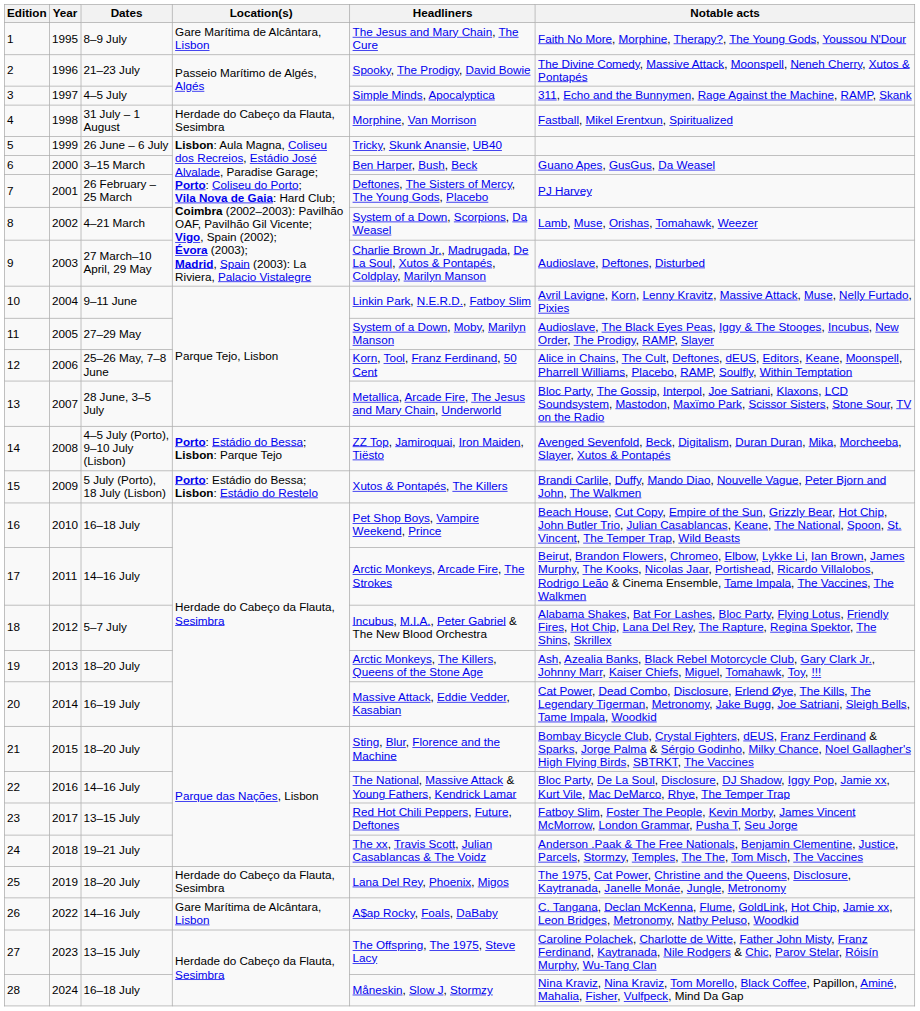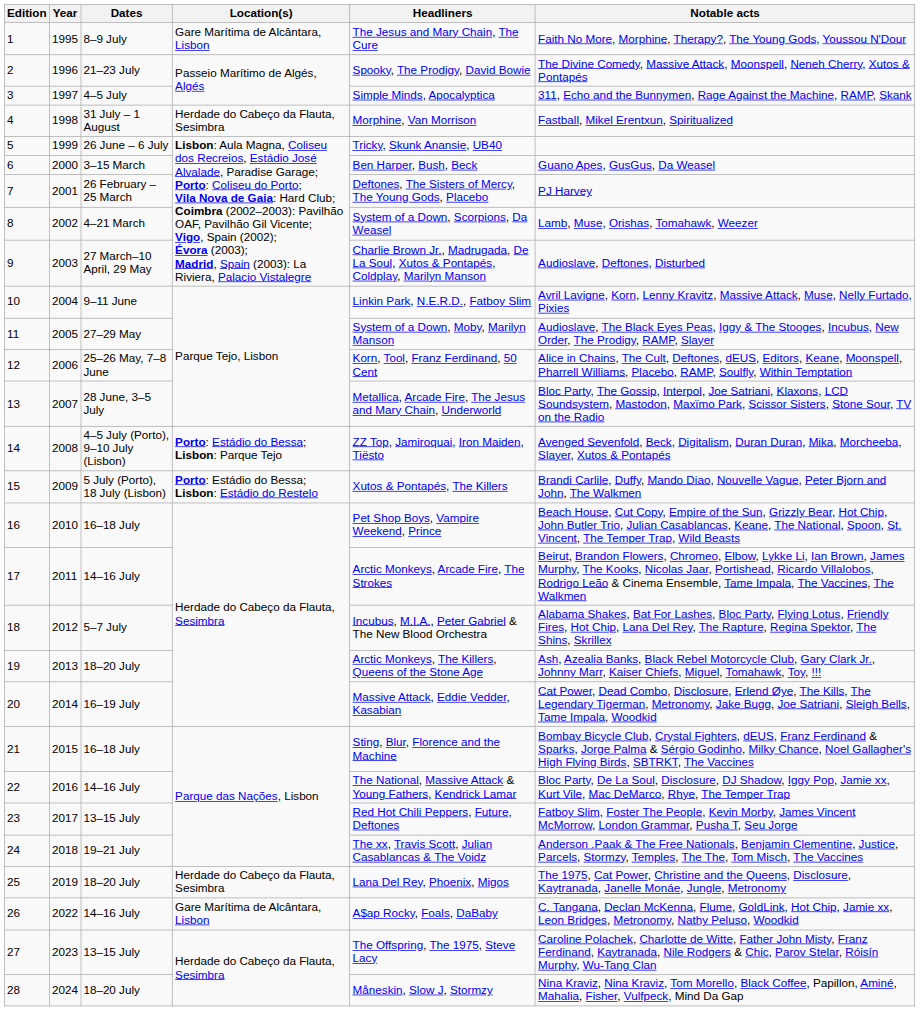(112, 749) 18–20 July -> (112, 749) 16–18 July
(112, 990) 16–18 July -> (112, 990) 18–20 July
